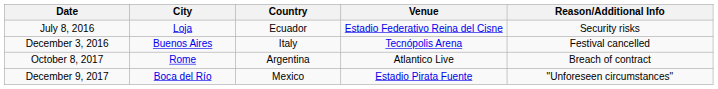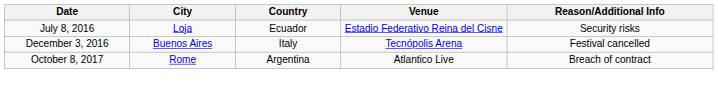- row: (67, 76)
